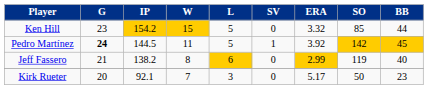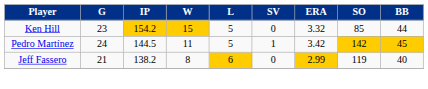(102, 44) bold -> (102, 44) normal
(316, 44) 3.92 -> (316, 44) 3.42
- row: (42, 76)
